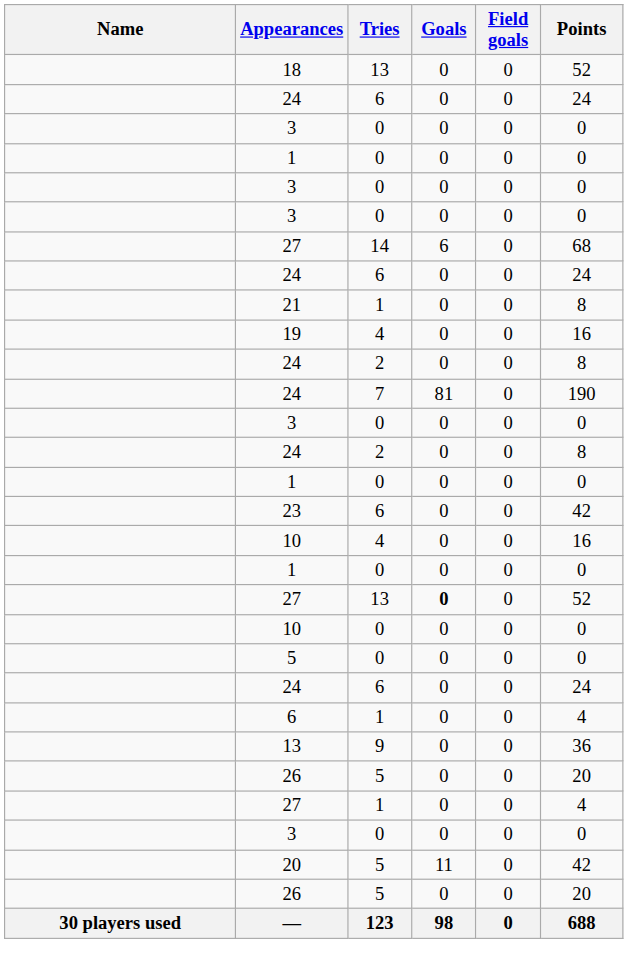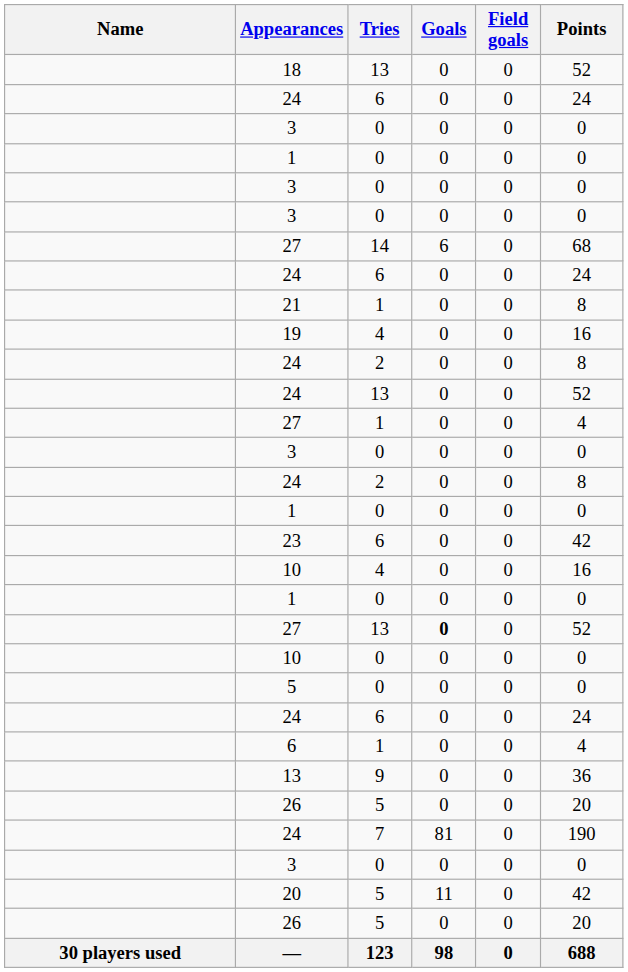+ row: (292, 393)
rows swapped: (292, 393) <-> (292, 805)
